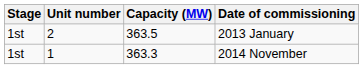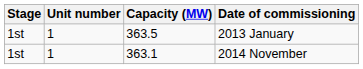(50, 34) 2 -> (50, 34) 1
(142, 53) 363.3 -> (142, 53) 363.1
